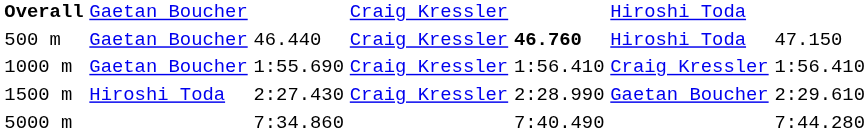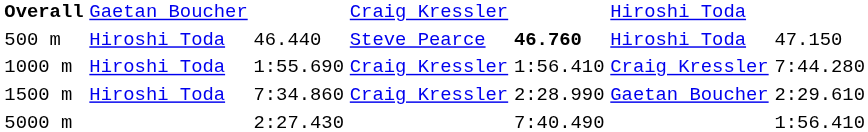(169, 40) Gaetan Boucher -> (157, 40) Hiroshi Toda
(429, 40) Craig Kressler -> (418, 40) Steve Pearce
(169, 67) Gaetan Boucher -> (157, 67) Hiroshi Toda
(820, 67) 1:56.410 -> (820, 67) 7:44.280
(299, 95) 2:27.430 -> (299, 95) 7:34.860
(299, 122) 7:34.860 -> (299, 122) 2:27.430
(820, 122) 7:44.280 -> (820, 122) 1:56.410
